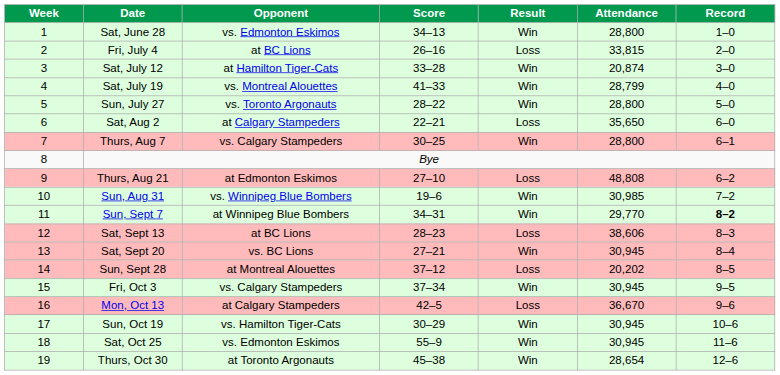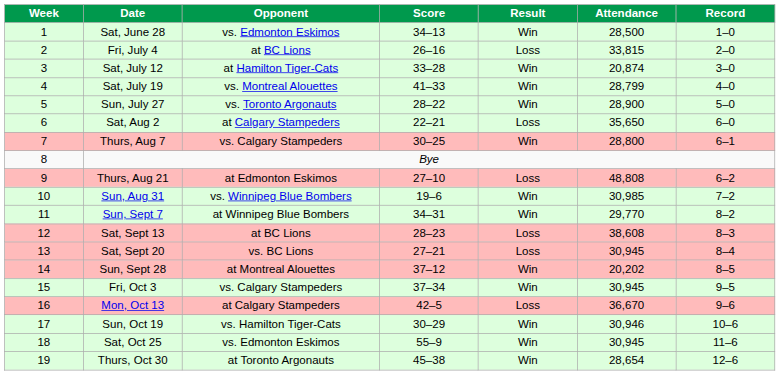(627, 31) 28,800 -> (627, 31) 28,500
(627, 104) 28,800 -> (627, 104) 28,900
(725, 214) bold -> (725, 214) normal
(627, 232) 38,606 -> (627, 232) 38,608
(528, 251) Win -> (528, 251) Loss
(528, 269) Loss -> (528, 269) Win
(627, 324) 30,945 -> (627, 324) 30,946
